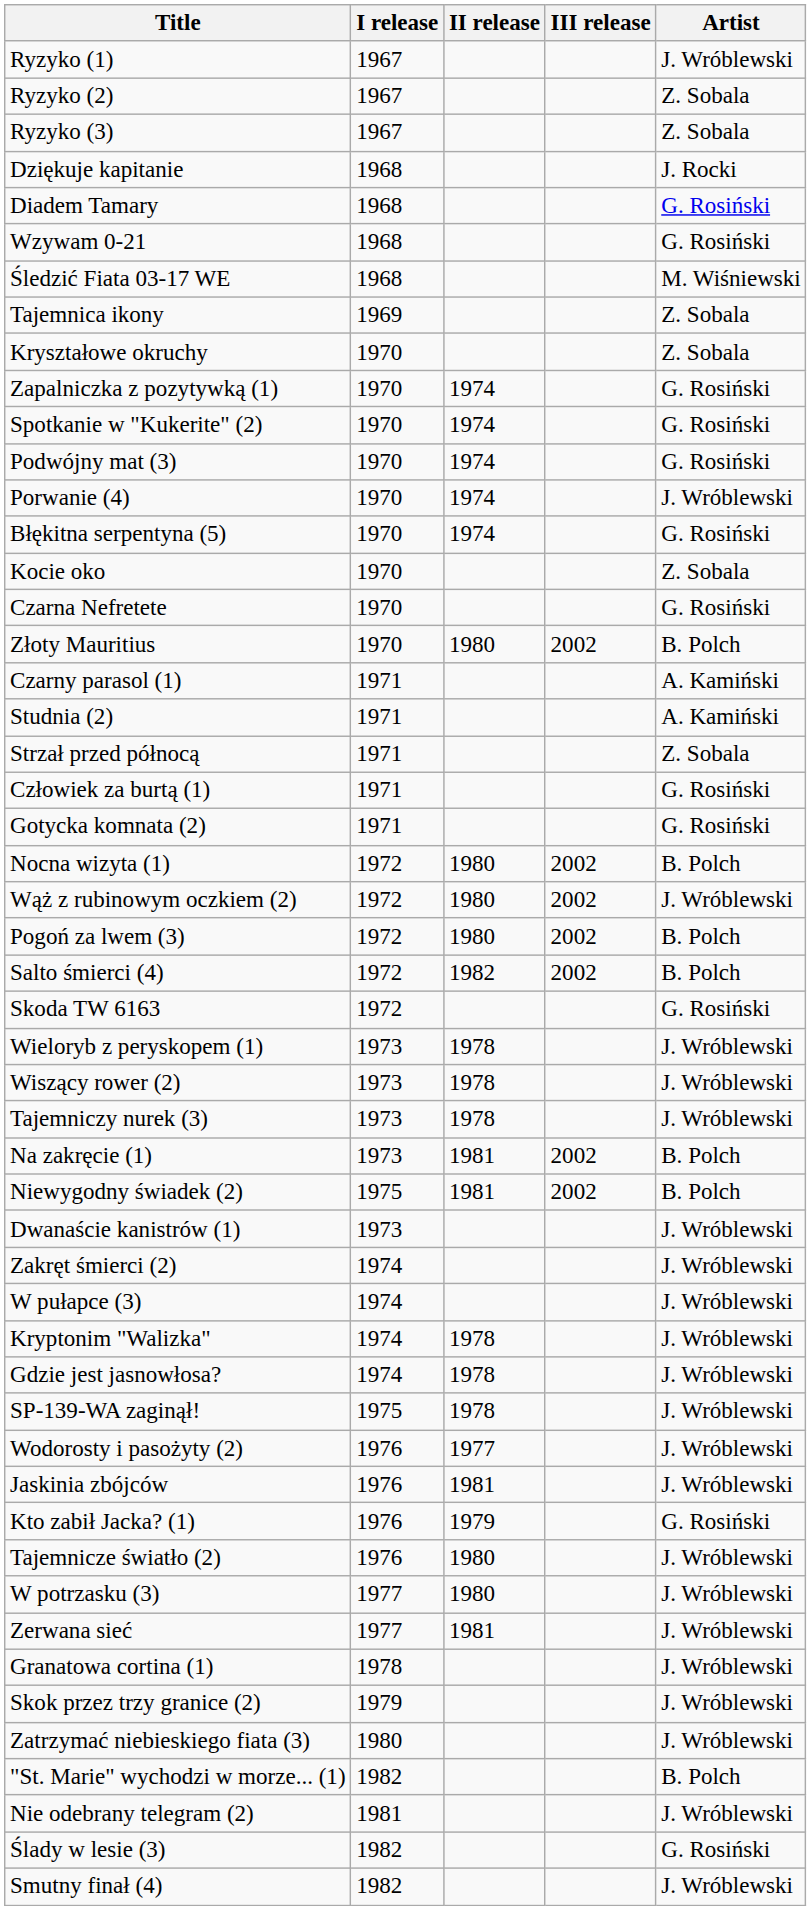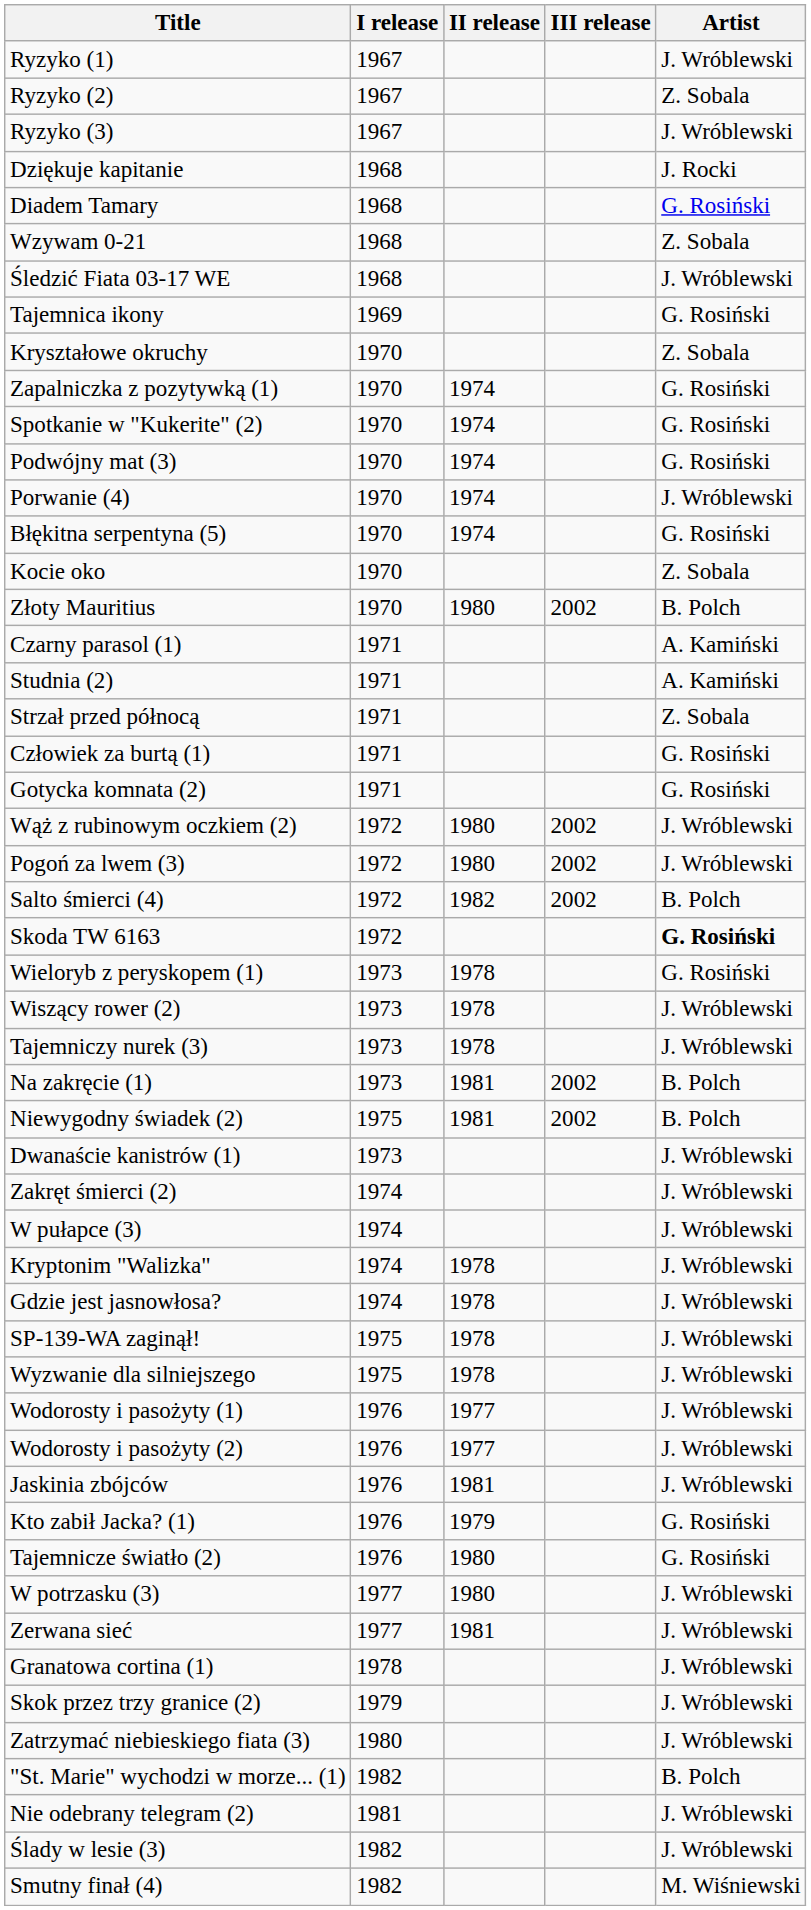(705, 132) Z. Sobala -> (727, 132) J. Wróblewski
(716, 242) G. Rosiński -> (705, 242) Z. Sobala
(731, 278) M. Wiśniewski -> (727, 278) J. Wróblewski
(705, 315) Z. Sobala -> (716, 315) G. Rosiński
- row: (88, 607)
- row: (90, 863)
(701, 936) B. Polch -> (727, 863) J. Wróblewski
(716, 1009) normal -> (718, 936) bold
(727, 1045) J. Wróblewski -> (716, 972) G. Rosiński
+ row: (133, 1374)
+ row: (127, 1411)
(727, 1557) J. Wróblewski -> (716, 1557) G. Rosiński
(716, 1849) G. Rosiński -> (727, 1849) J. Wróblewski
(727, 1886) J. Wróblewski -> (731, 1886) M. Wiśniewski
